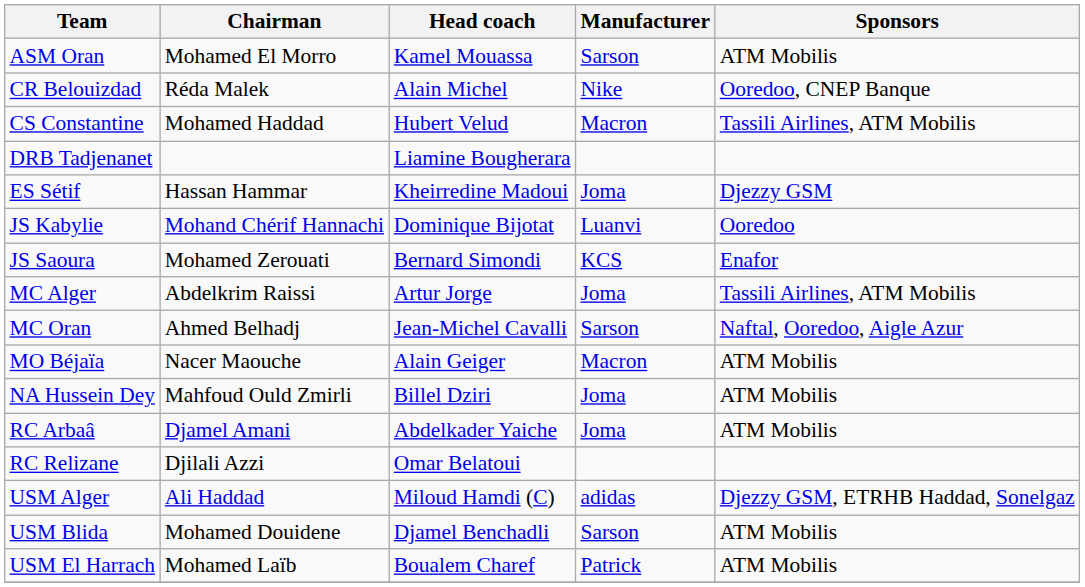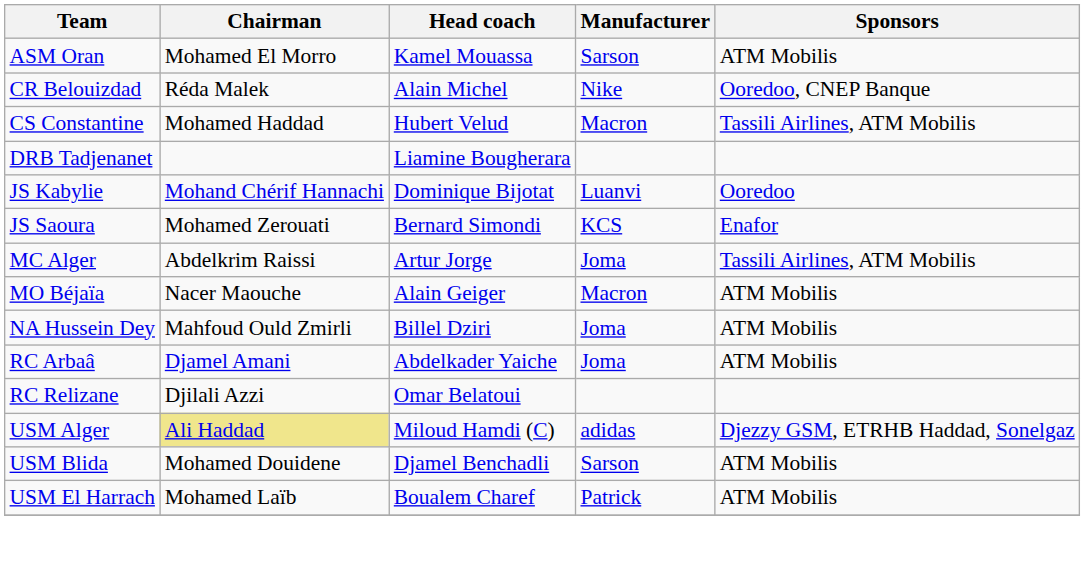- row: (45, 191)
- row: (50, 327)
(215, 497) no background -> (215, 429) khaki background
